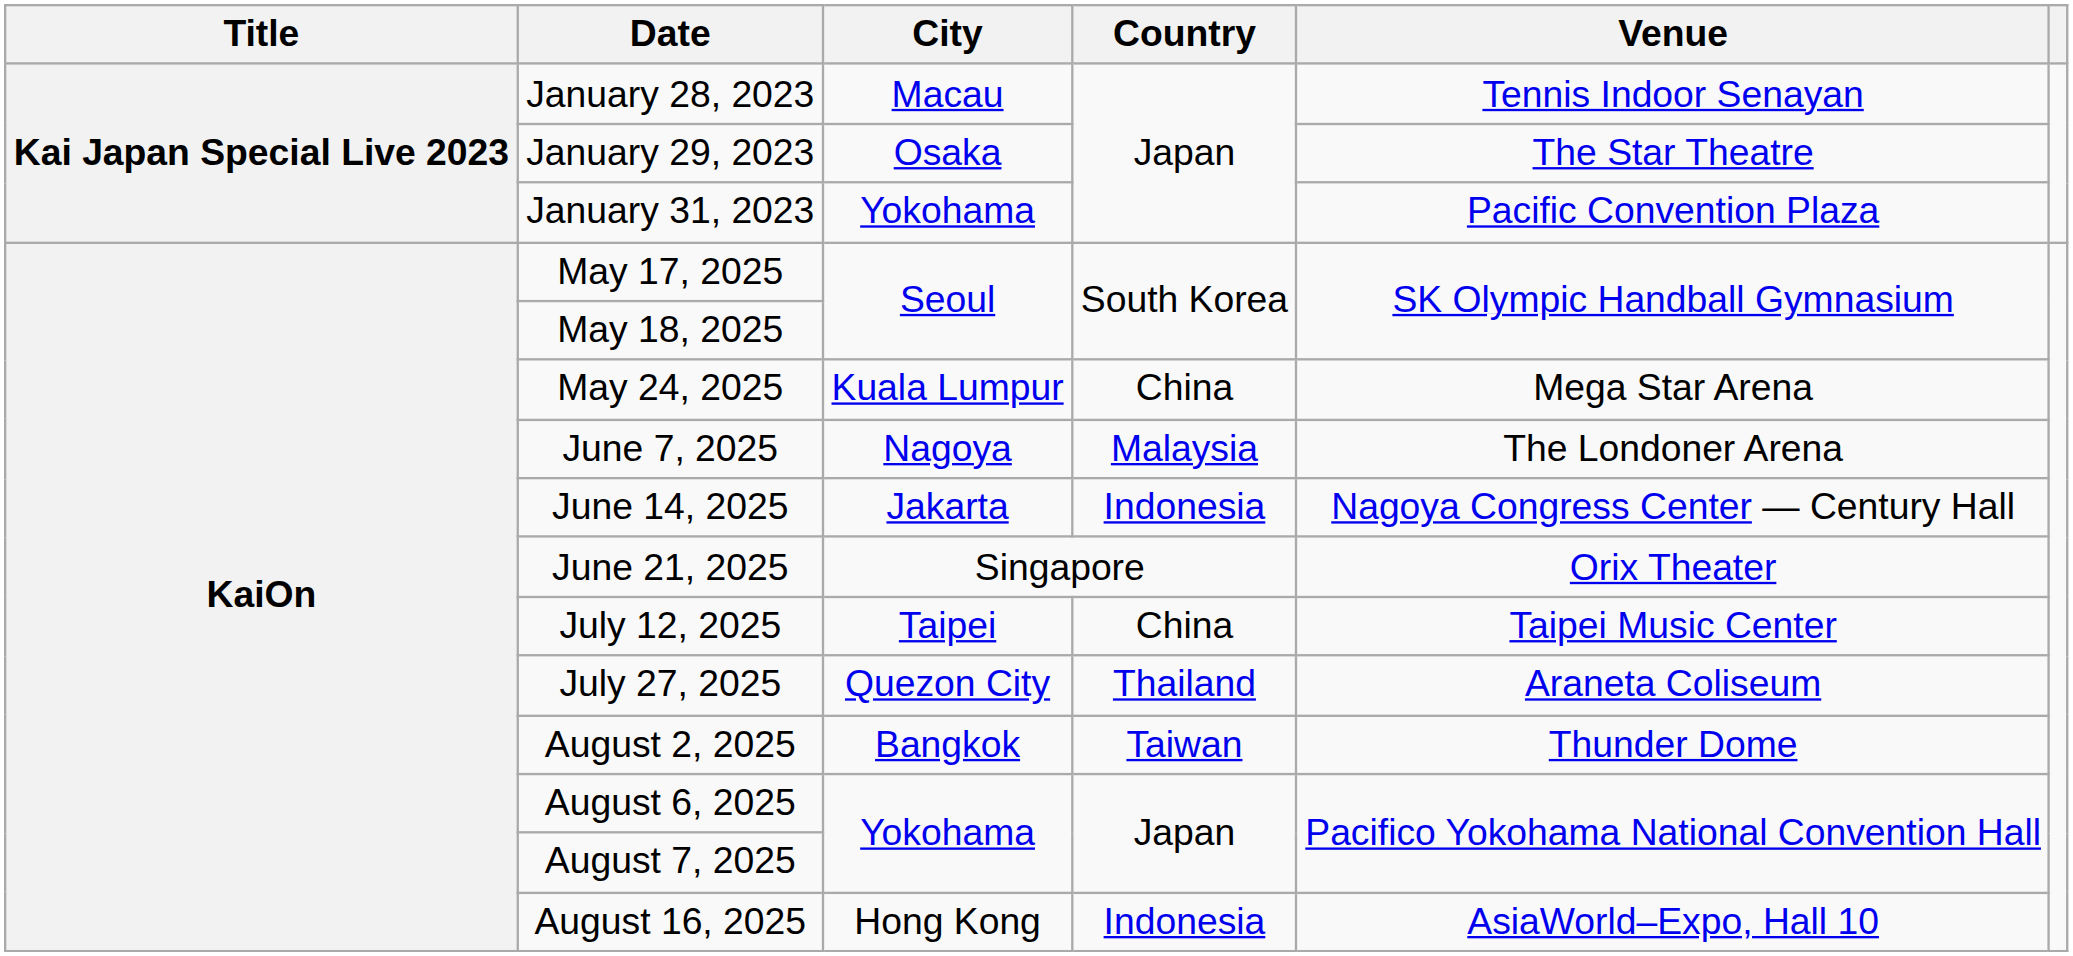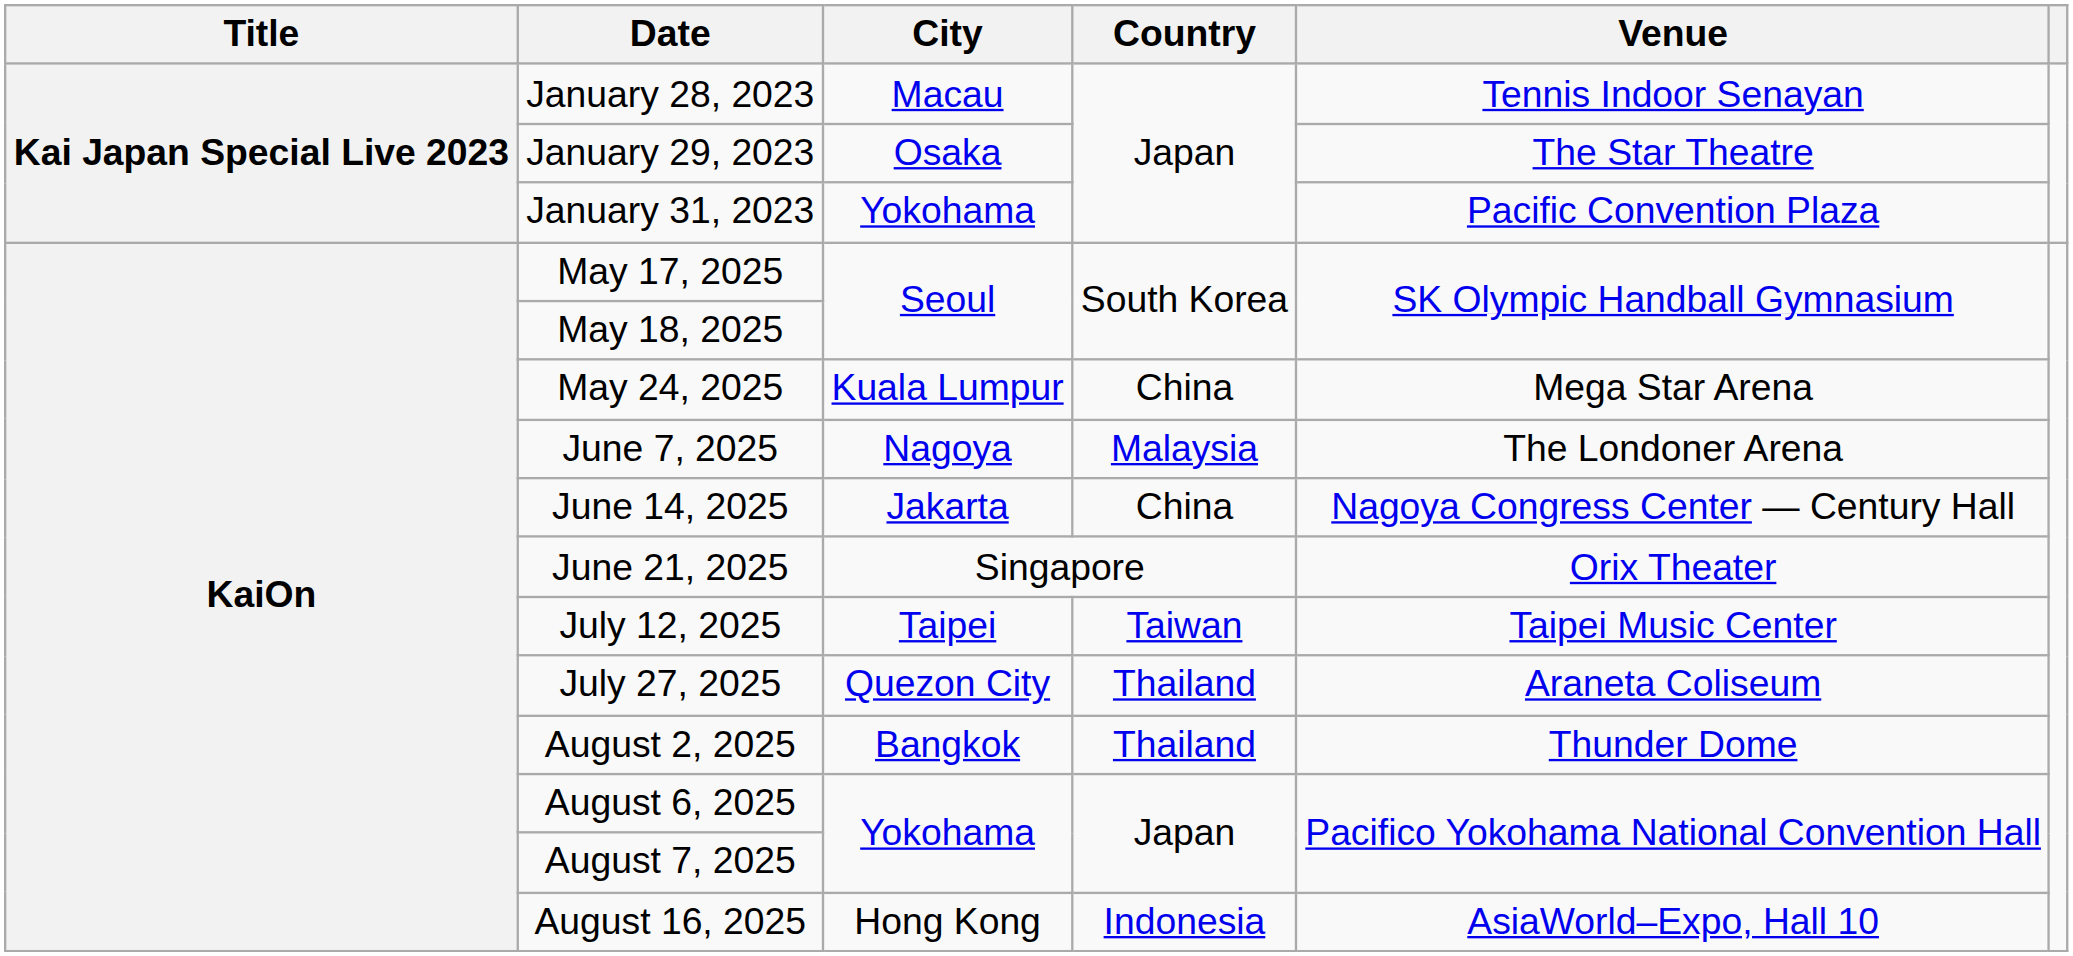(1184, 507) Indonesia -> (1184, 507) China
(1184, 625) China -> (1184, 625) Taiwan
(1184, 743) Taiwan -> (1184, 743) Thailand
